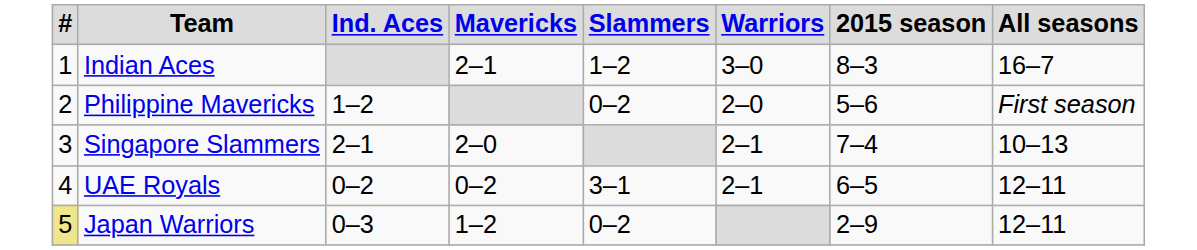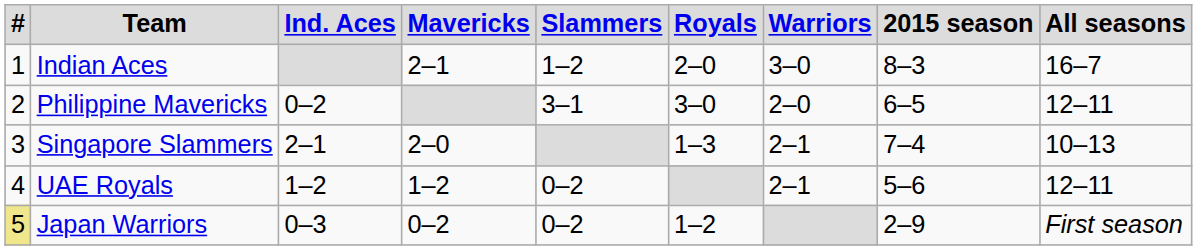+ column: (715, 24)
(353, 104) 1–2 -> (305, 104) 0–2
(610, 104) 0–2 -> (563, 104) 3–1
(857, 104) 5–6 -> (904, 104) 6–5
(1067, 104) First season -> (1079, 104) 12–11
(353, 184) 0–2 -> (305, 184) 1–2
(476, 184) 0–2 -> (429, 184) 1–2
(610, 184) 3–1 -> (563, 184) 0–2
(857, 184) 6–5 -> (904, 184) 5–6
(476, 225) 1–2 -> (429, 225) 0–2
(1032, 225) 12–11 -> (1114, 225) First season
